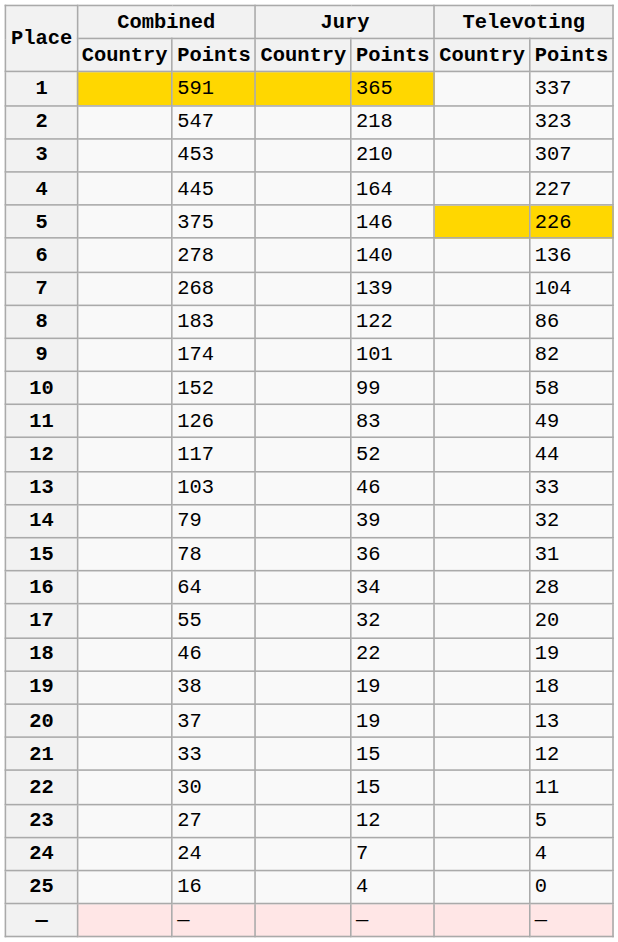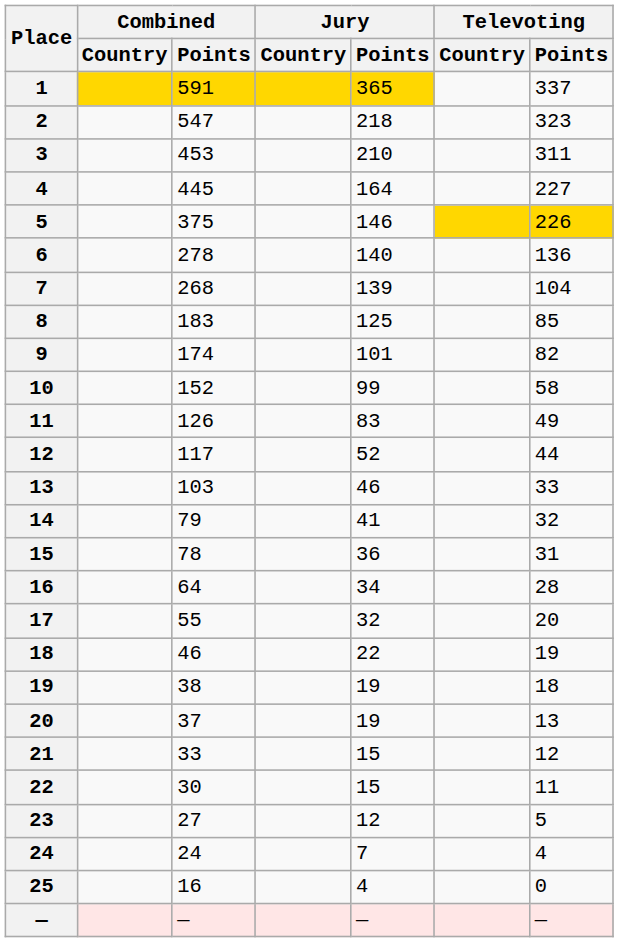(553, 155) 307 -> (553, 155) 311
(374, 321) 122 -> (374, 321) 125
(547, 321) 86 -> (547, 321) 85
(368, 521) 39 -> (368, 521) 41
